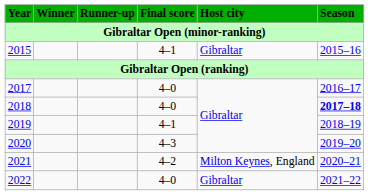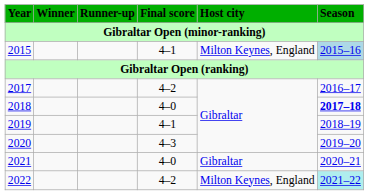(221, 50) Gibraltar -> (257, 50) Milton Keynes, England
(340, 50) no background -> (340, 50) lightblue background
(167, 87) 4–0 -> (167, 87) 4–2
(167, 161) 4–2 -> (167, 161) 4–0
(257, 161) Milton Keynes, England -> (221, 161) Gibraltar
(167, 180) 4–0 -> (167, 180) 4–2
(221, 180) Gibraltar -> (257, 180) Milton Keynes, England
(340, 180) no background -> (340, 180) paleturquoise background
